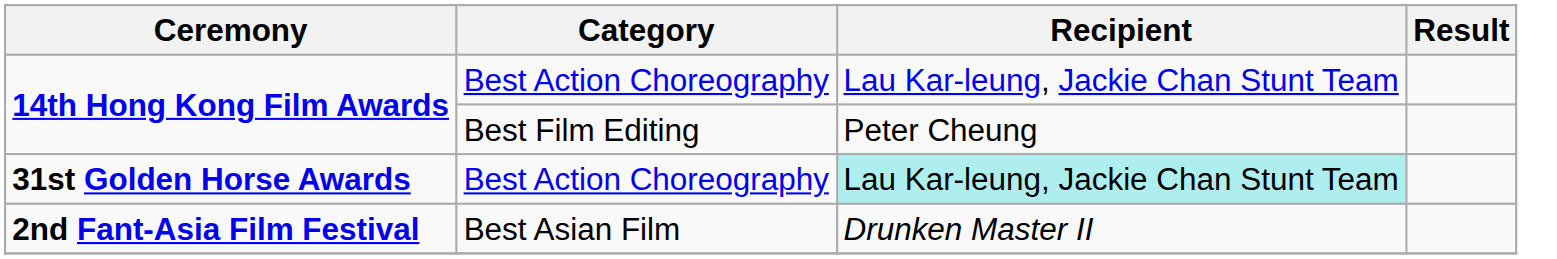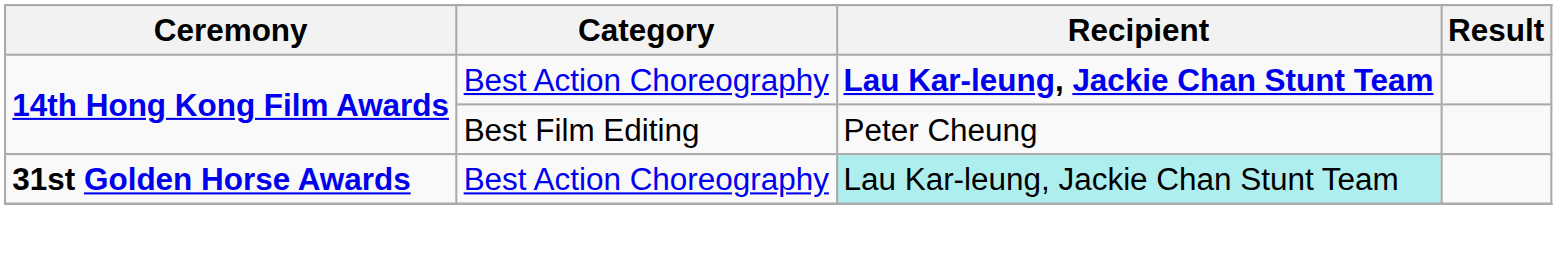(1121, 80) normal -> (1138, 80) bold
- row: (216, 229)
